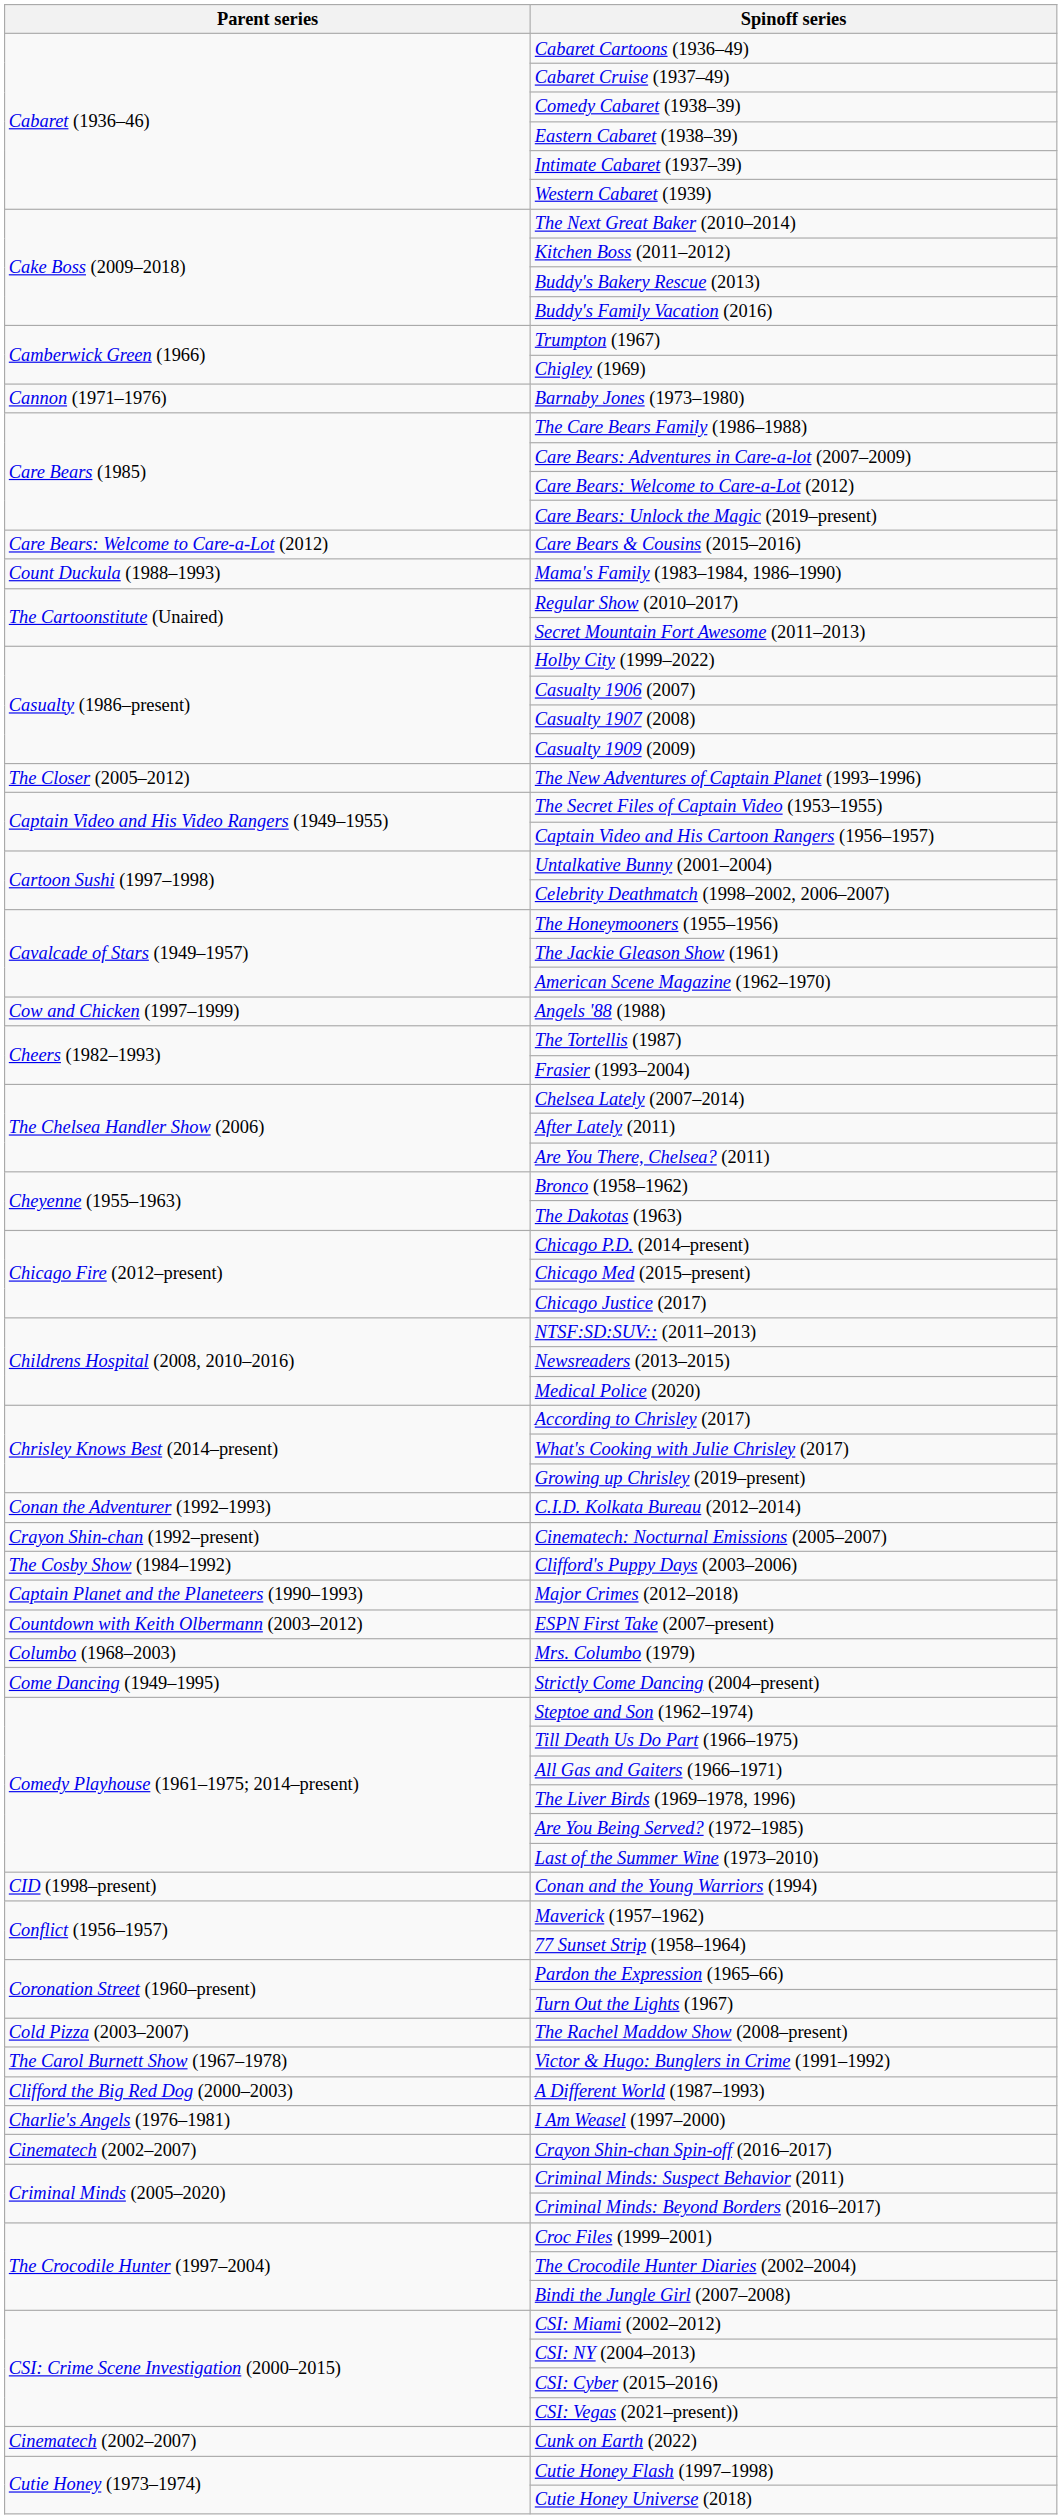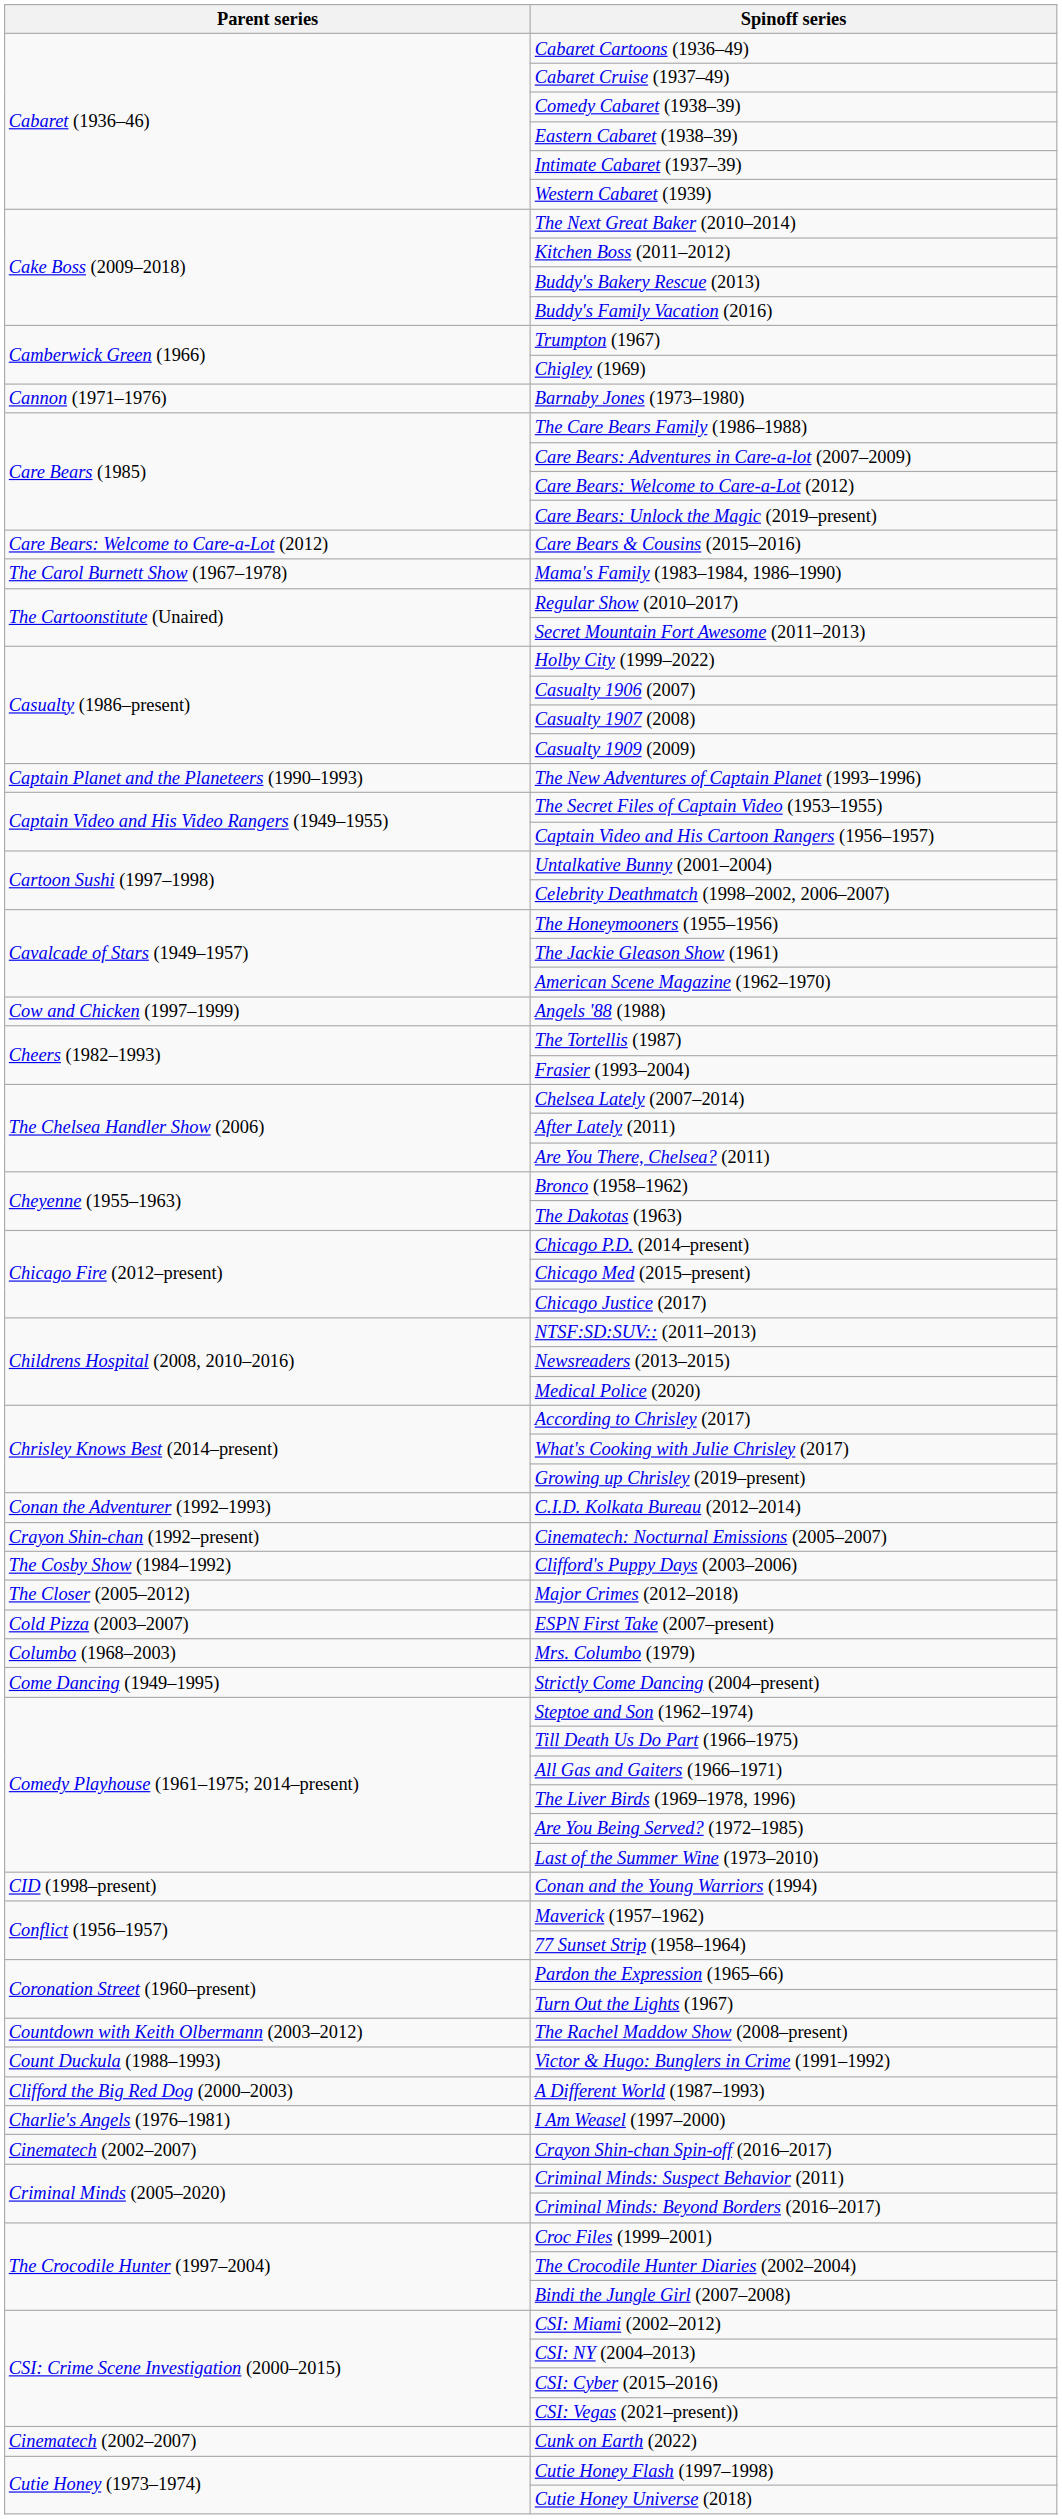(115, 573) Count Duckula (1988–1993) -> (148, 573) The Carol Burnett Show (1967–1978)
(99, 777) The Closer (2005–2012) -> (186, 777) Captain Planet and the Planeteers (1990–1993)
(186, 1594) Captain Planet and the Planeteers (1990–1993) -> (99, 1594) The Closer (2005–2012)
(186, 1624) Countdown with Keith Olbermann (2003–2012) -> (99, 1624) Cold Pizza (2003–2007)
(99, 2032) Cold Pizza (2003–2007) -> (186, 2032) Countdown with Keith Olbermann (2003–2012)
(148, 2061) The Carol Burnett Show (1967–1978) -> (115, 2061) Count Duckula (1988–1993)
